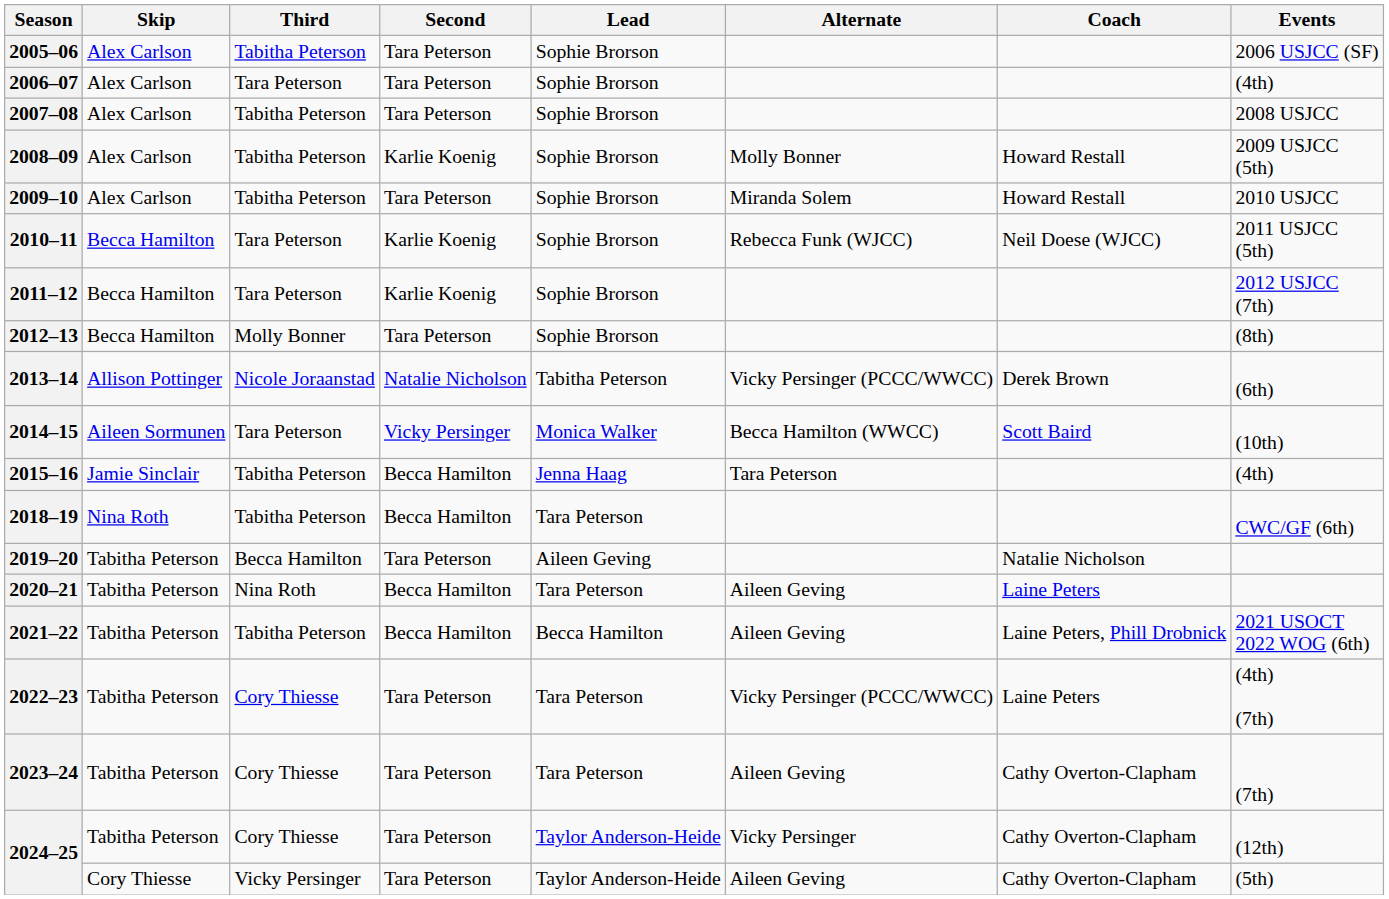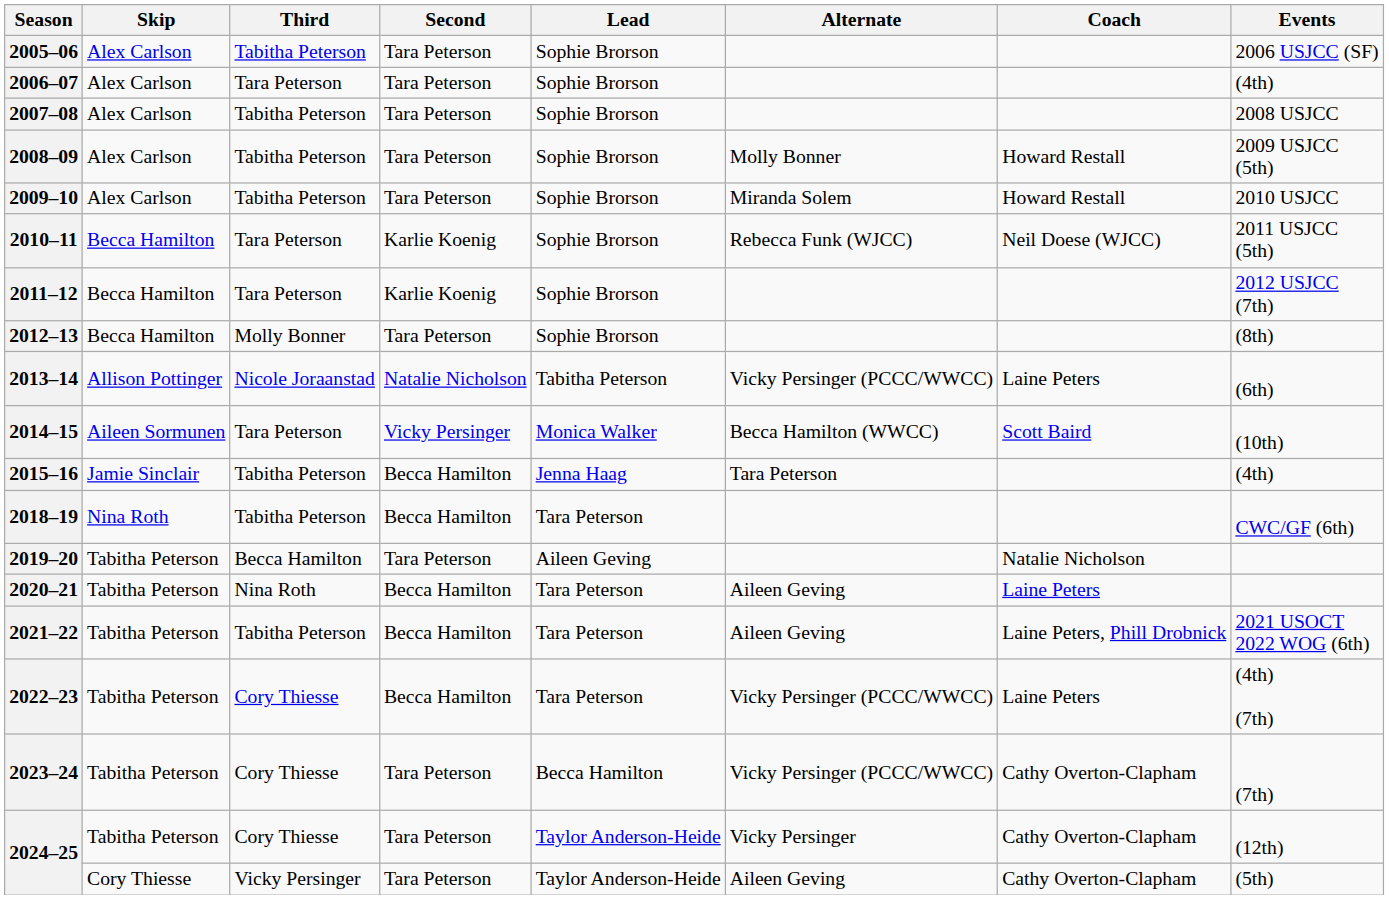(440, 156) Karlie Koenig -> (438, 156) Tara Peterson
(1055, 378) Derek Brown -> (1051, 378) Laine Peters
(599, 632) Becca Hamilton -> (589, 632) Tara Peterson
(438, 696) Tara Peterson -> (448, 696) Becca Hamilton
(589, 772) Tara Peterson -> (599, 772) Becca Hamilton
(787, 772) Aileen Geving -> (861, 772) Vicky Persinger (PCCC/WWCC)
